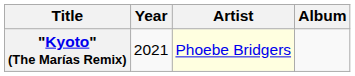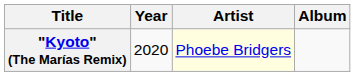(151, 50) 2021 -> (151, 50) 2020
